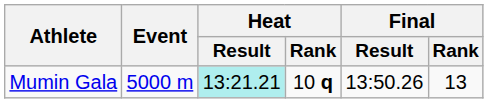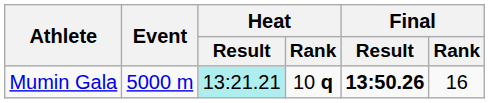(384, 82) normal -> (385, 82) bold
(456, 82) 13 -> (457, 82) 16
